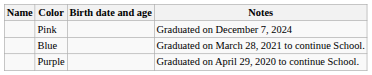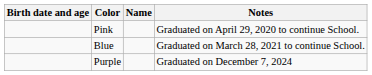columns swapped: (20, 12) <-> (111, 12)
(224, 29) Graduated on December 7, 2024 -> (258, 29) Graduated on April 29, 2020 to continue School.
(258, 62) Graduated on April 29, 2020 to continue School. -> (224, 62) Graduated on December 7, 2024
